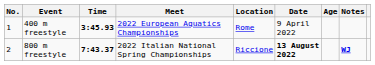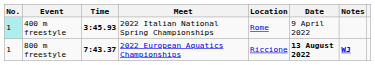- column: (330, 11)
(9, 28) no background -> (9, 28) paleturquoise background
(169, 28) 2022 European Aquatics Championships -> (169, 28) 2022 Italian National Spring Championships
(9, 50) 2 -> (9, 50) 1
(167, 50) 2022 Italian National Spring Championships -> (172, 50) 2022 European Aquatics Championships
